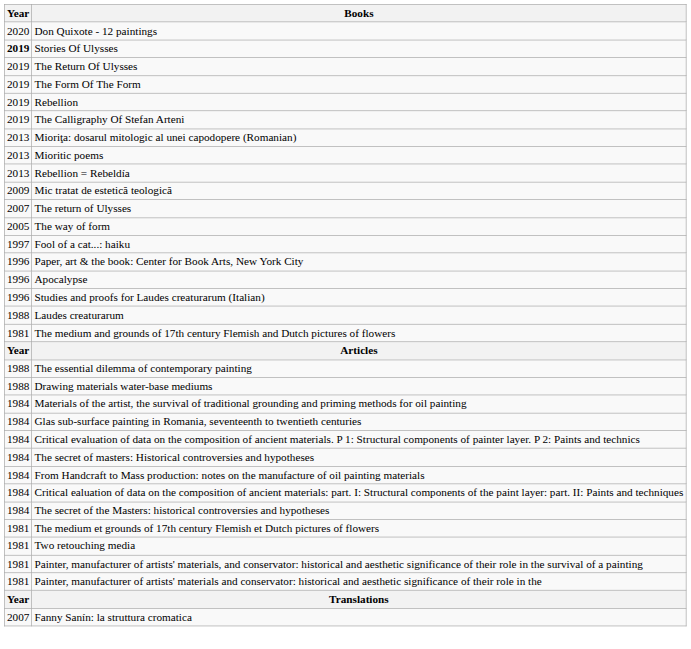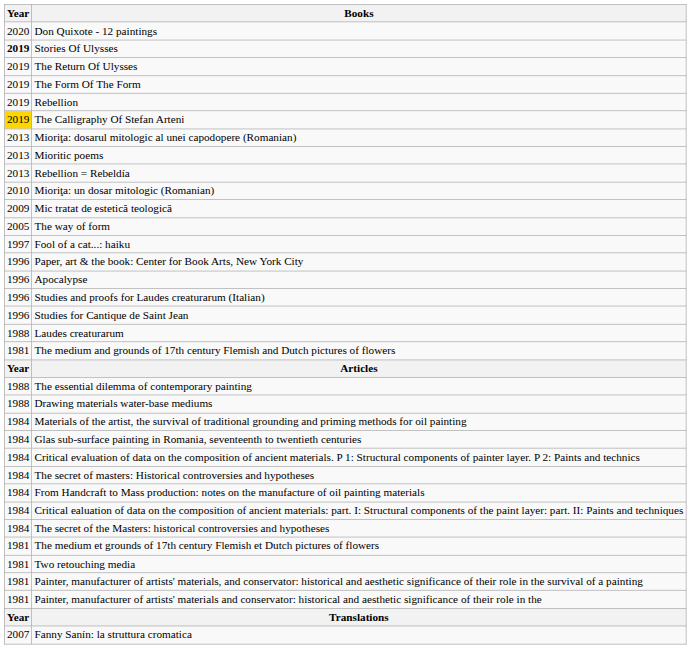(18, 119) no background -> (18, 119) gold background
+ row: (124, 191)
- row: (83, 208)
+ row: (111, 315)
